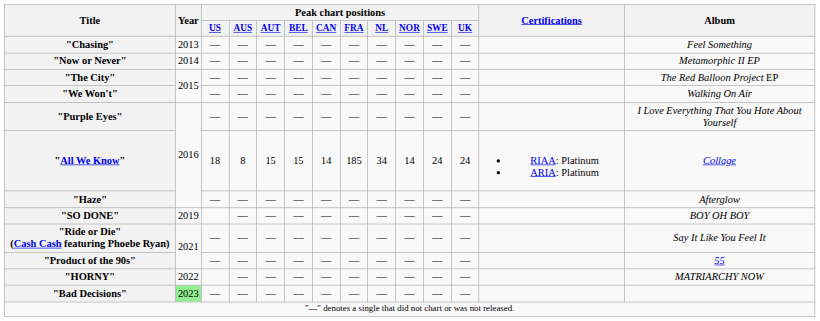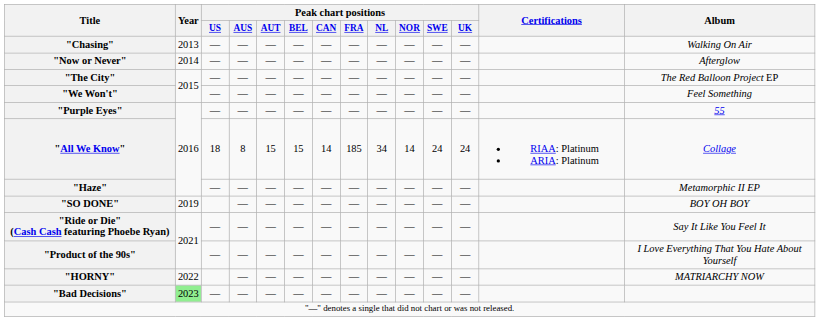(720, 44) Feel Something -> (720, 44) Walking On Air
(720, 61) Metamorphic II EP -> (720, 61) Afterglow
(720, 94) Walking On Air -> (720, 94) Feel Something
(720, 116) I Love Everything That You Hate About Yourself -> (720, 110) 55
(720, 199) Afterglow -> (720, 187) Metamorphic II EP
(720, 260) 55 -> (720, 254) I Love Everything That You Hate About Yourself
